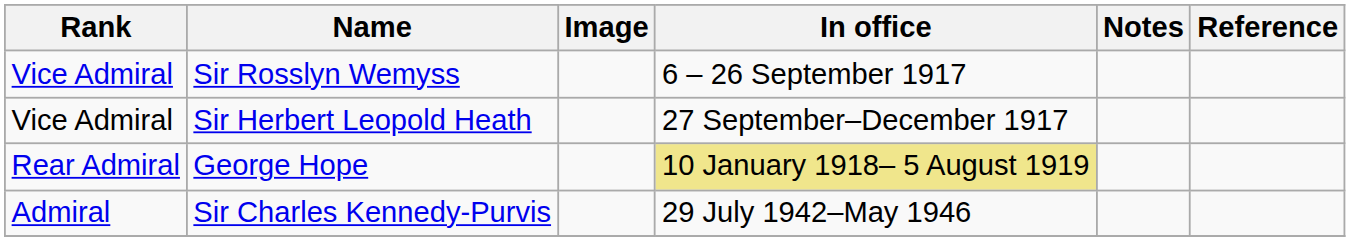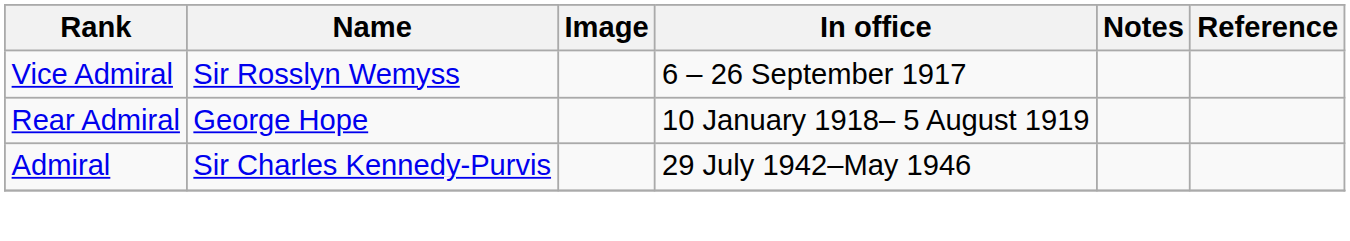- row: (363, 119)
(876, 166) khaki background -> (876, 119) no background
